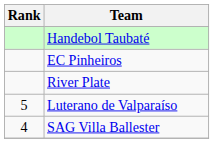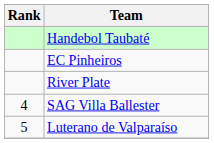rows swapped: (103, 127) <-> (112, 104)
